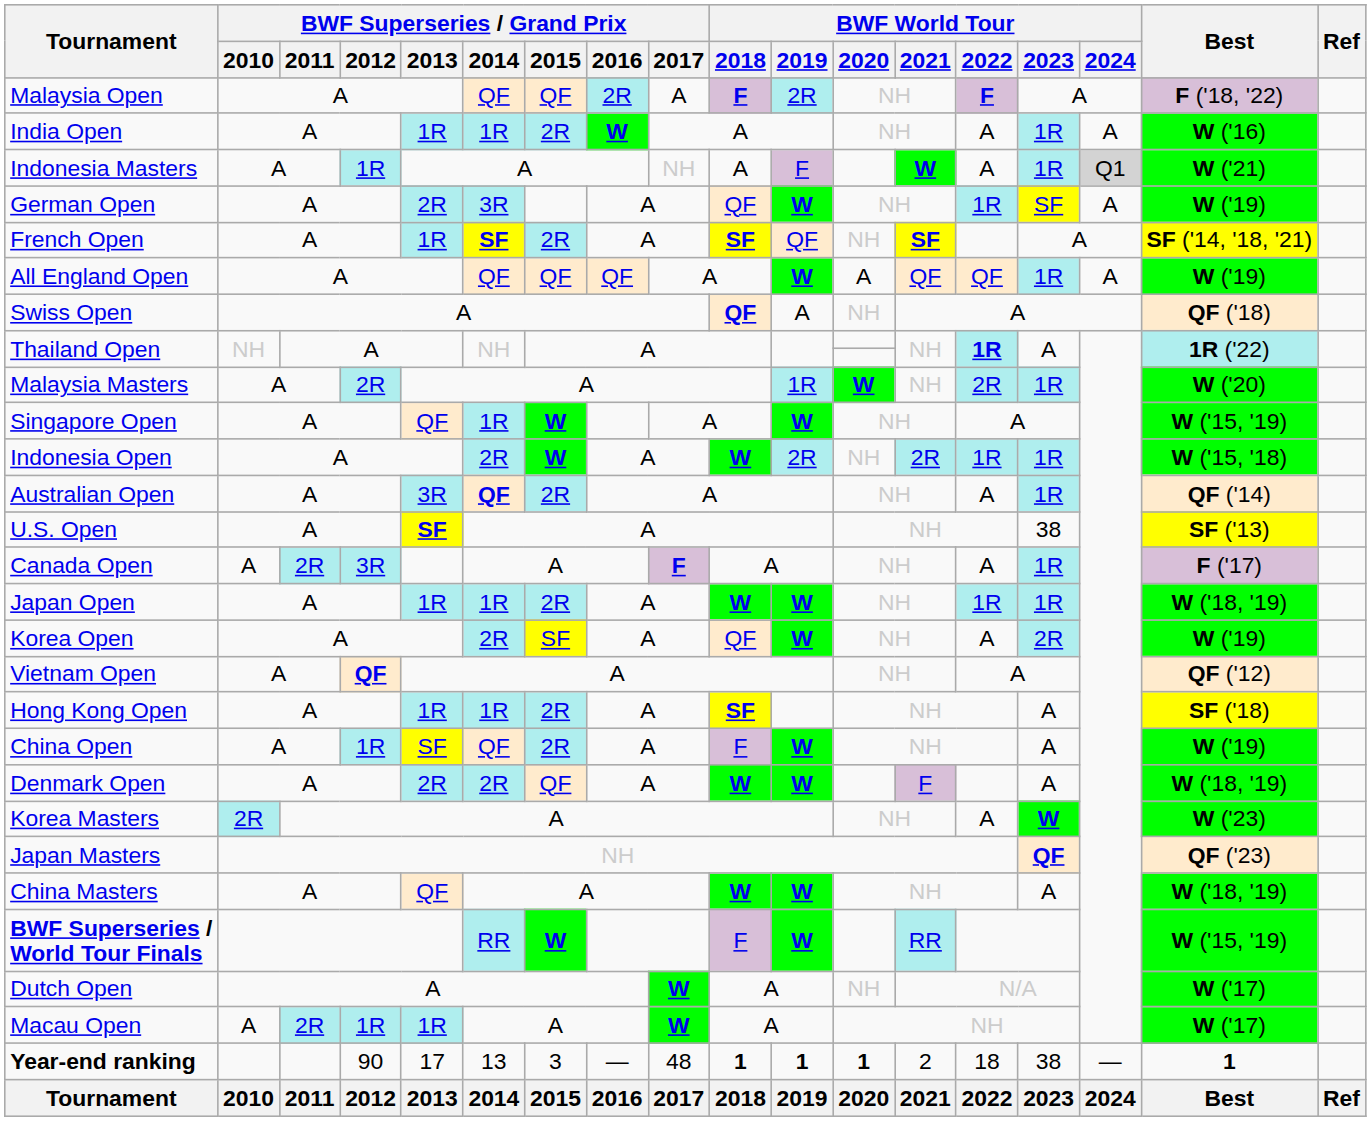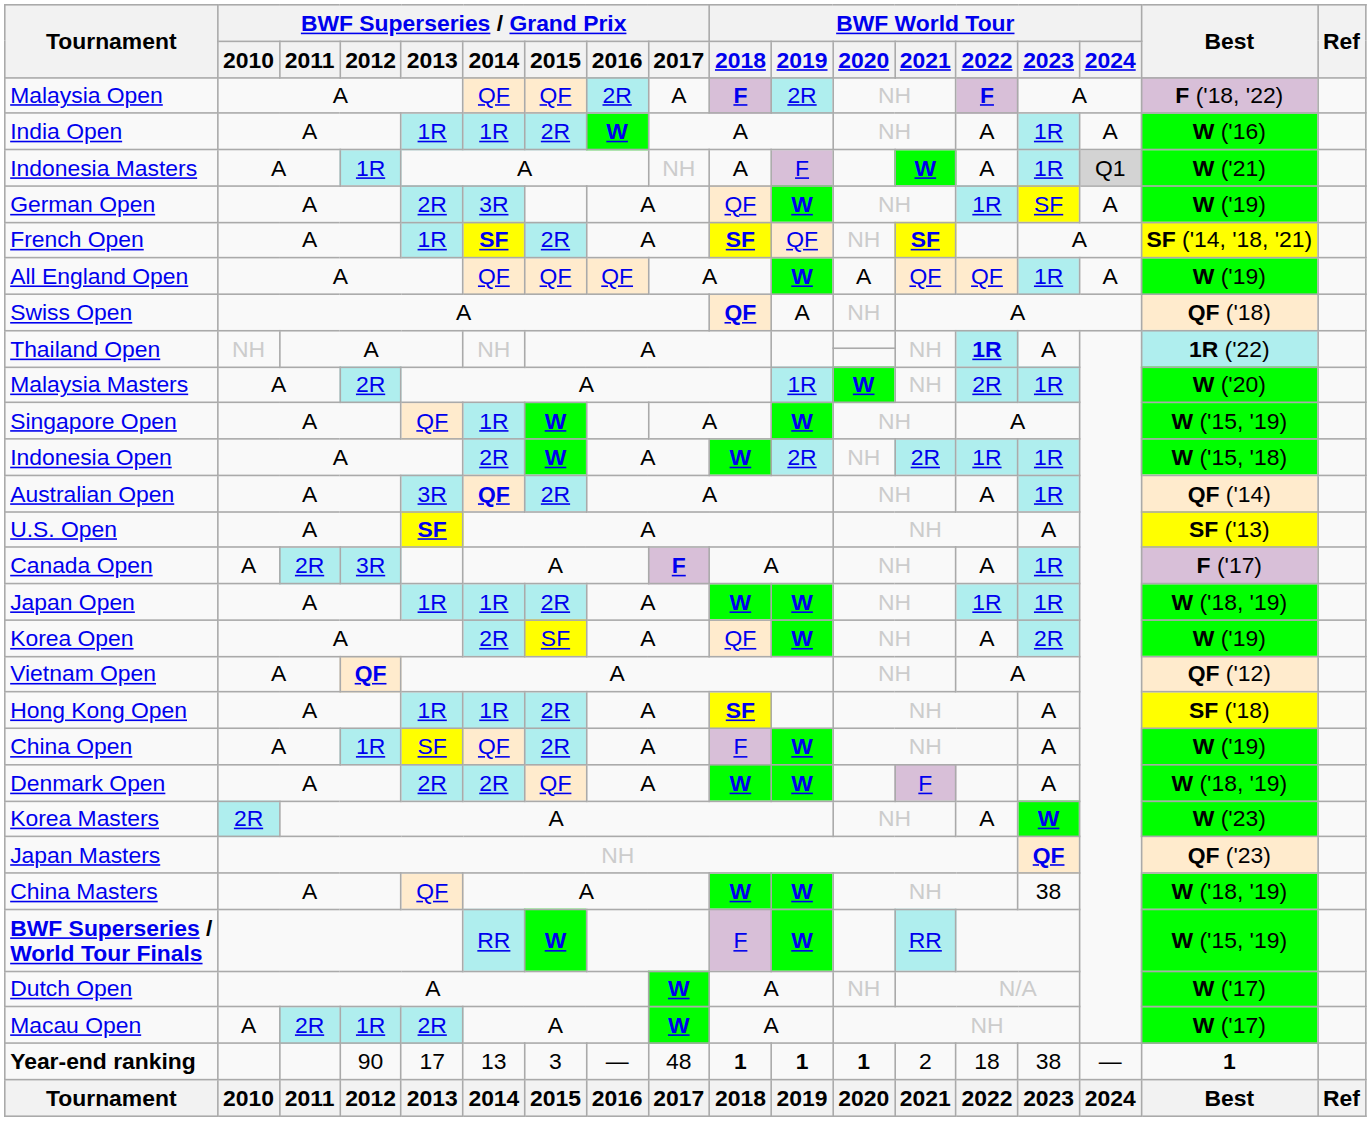(1049, 530) 38 -> (1049, 530) A
(1049, 891) A -> (1049, 891) 38
(432, 1025) 1R -> (432, 1025) 2R
